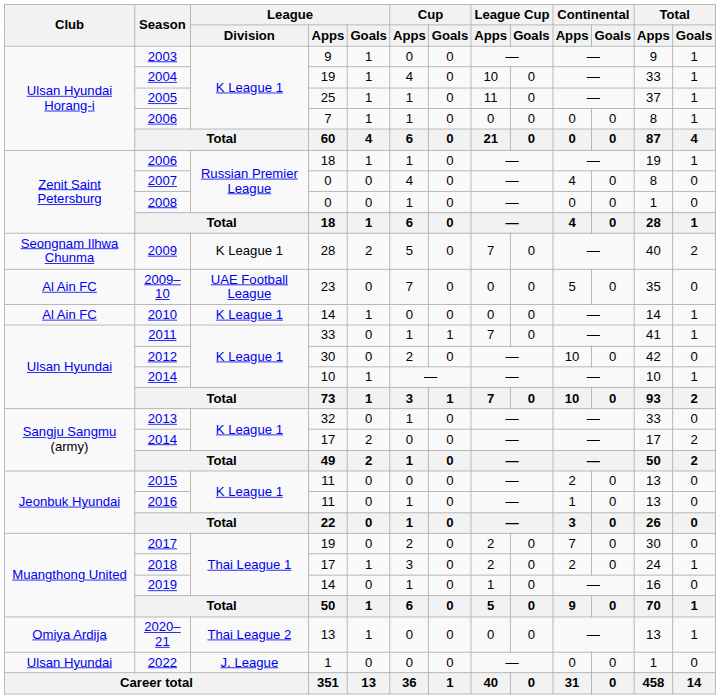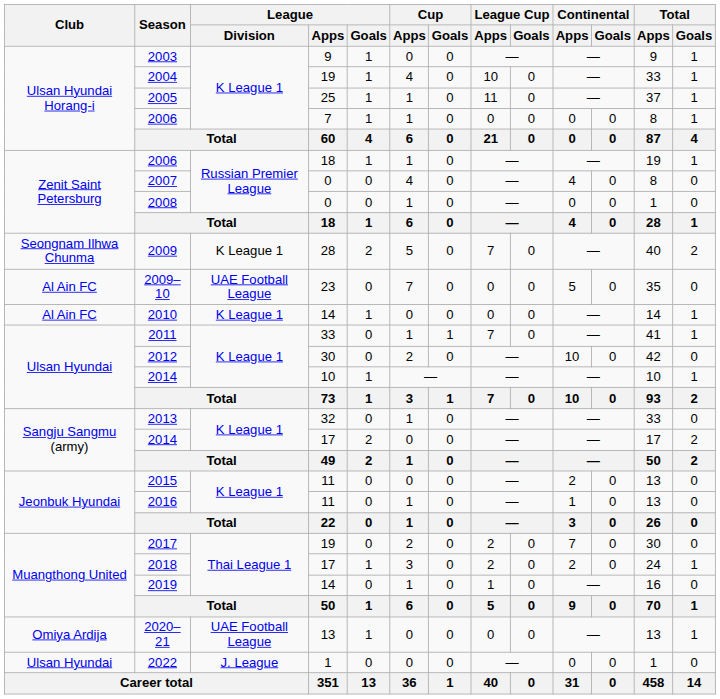(249, 634) Thai League 2 -> (249, 634) UAE Football League
